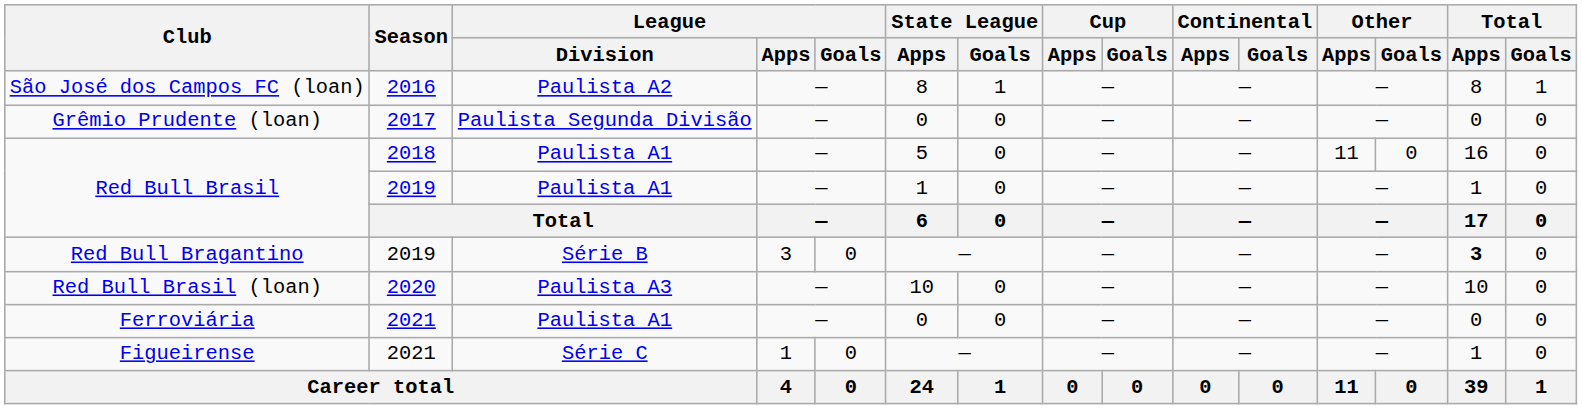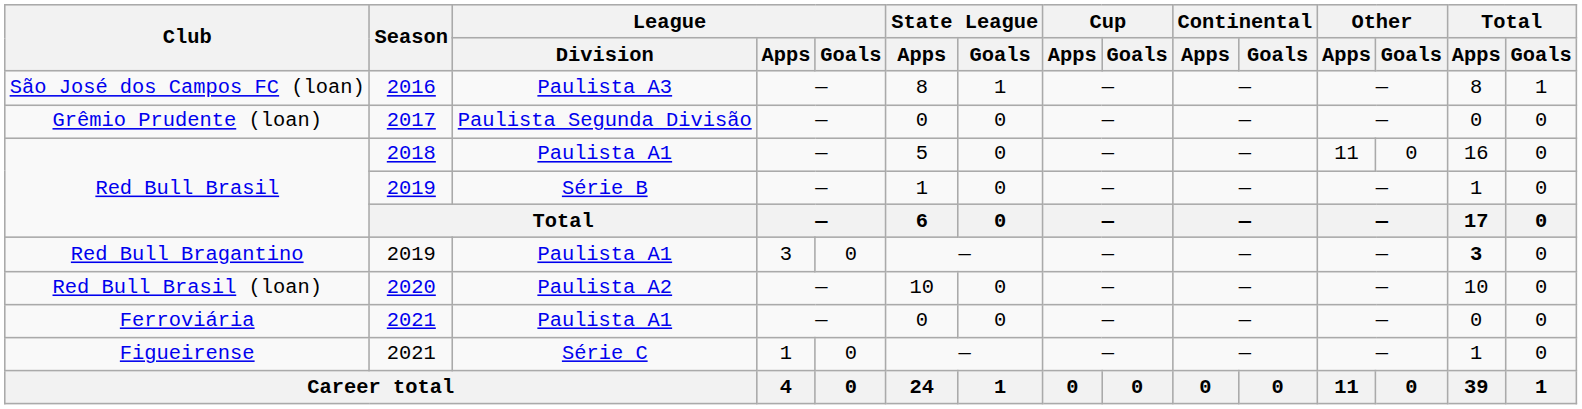(605, 88) Paulista A2 -> (605, 88) Paulista A3
(605, 188) Paulista A1 -> (605, 188) Série B
(605, 254) Série B -> (605, 254) Paulista A1
(605, 288) Paulista A3 -> (605, 288) Paulista A2
